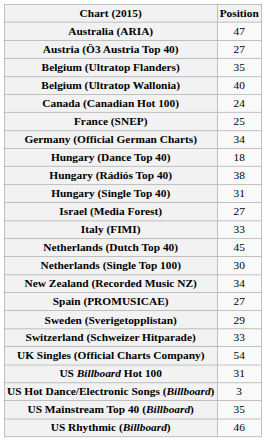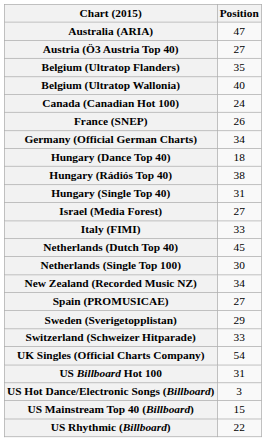(239, 121) 25 -> (239, 121) 26
(239, 409) 35 -> (239, 409) 15
(239, 427) 46 -> (239, 427) 22
